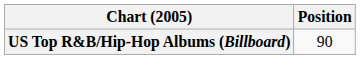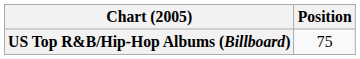(325, 41) 90 -> (325, 41) 75
